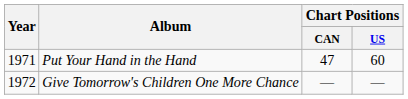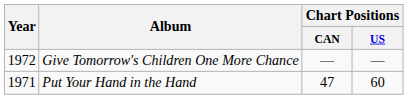rows swapped: (119, 60) <-> (170, 82)
